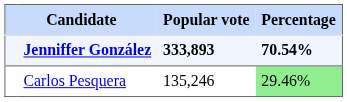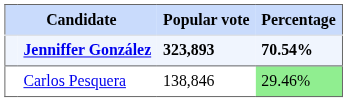(189, 50) 333,893 -> (189, 50) 323,893
(189, 81) 135,246 -> (189, 81) 138,846
